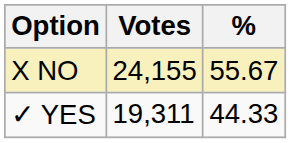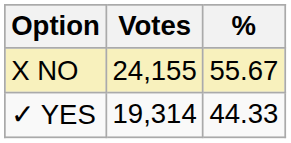(154, 114) 19,311 -> (155, 114) 19,314
